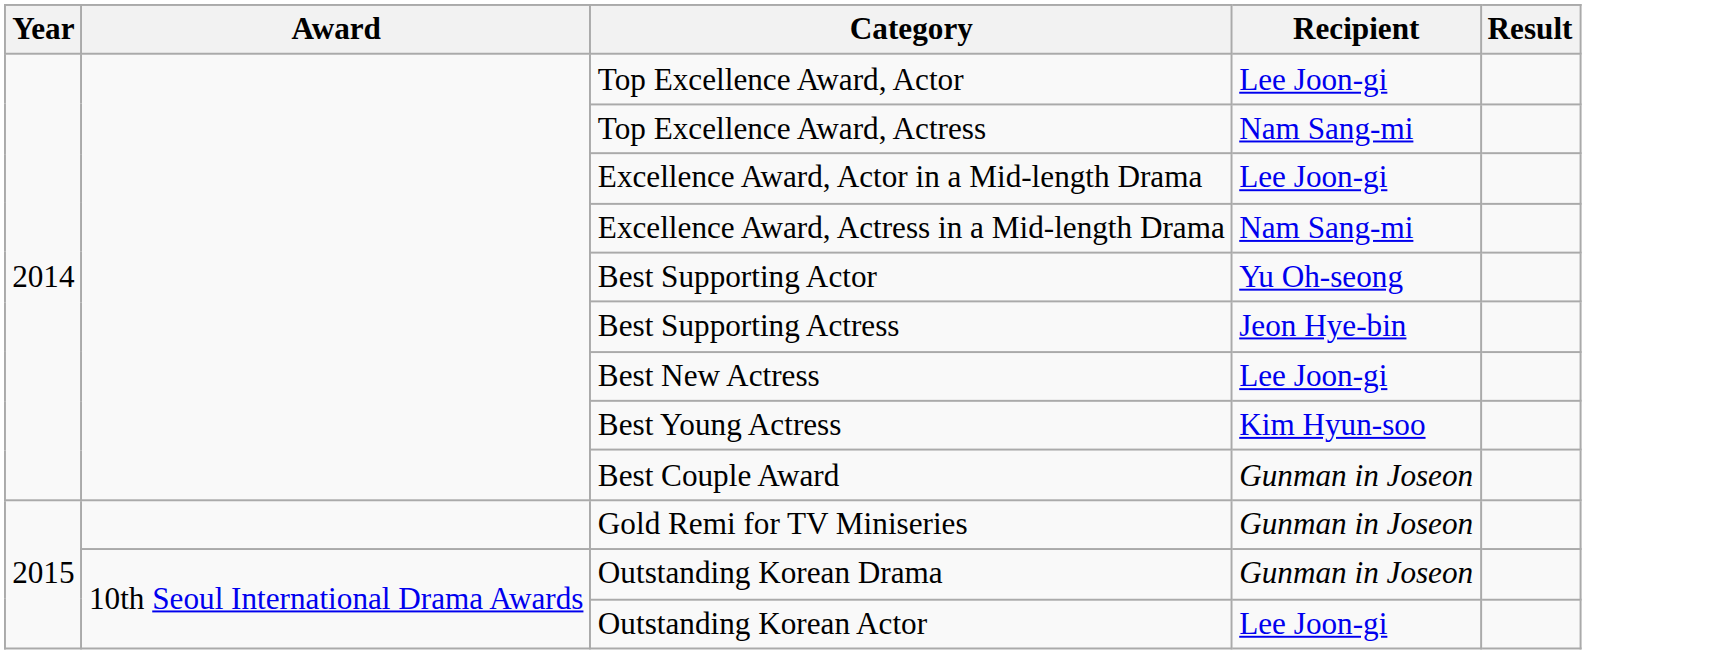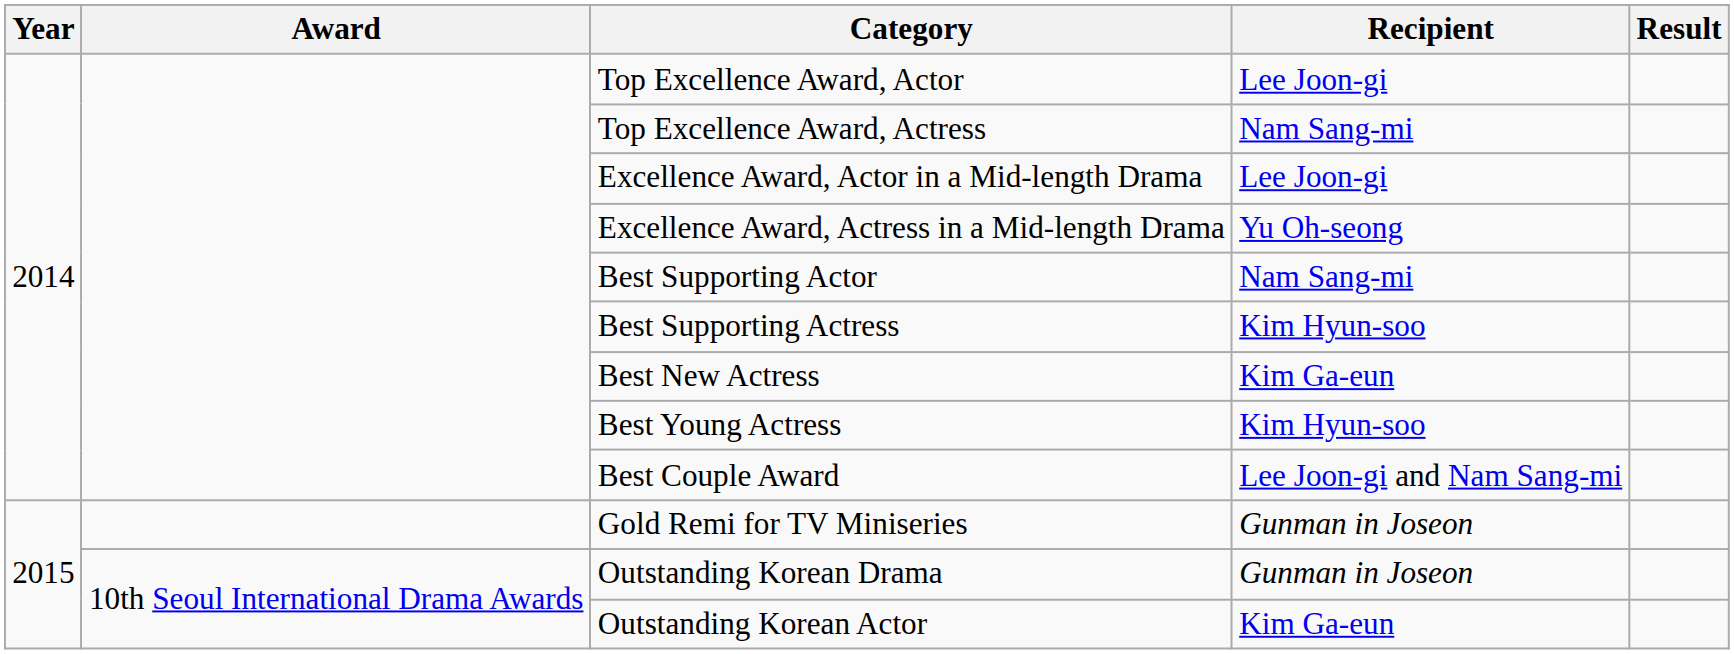(1326, 227) Nam Sang-mi -> (1321, 227) Yu Oh-seong
(1321, 276) Yu Oh-seong -> (1326, 276) Nam Sang-mi
(1323, 326) Jeon Hye-bin -> (1332, 326) Kim Hyun-soo
(1313, 375) Lee Joon-gi -> (1317, 375) Kim Ga-eun
(1356, 474) Gunman in Joseon -> (1431, 474) Lee Joon-gi and Nam Sang-mi
(1313, 623) Lee Joon-gi -> (1317, 623) Kim Ga-eun
